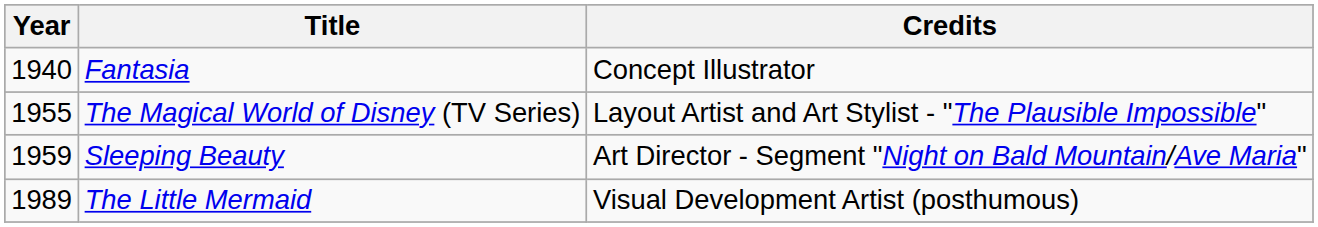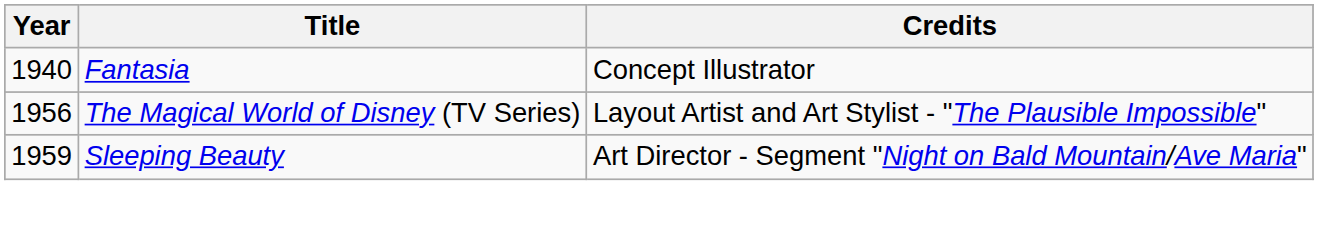(42, 112) 1955 -> (42, 112) 1956
- row: (198, 199)
